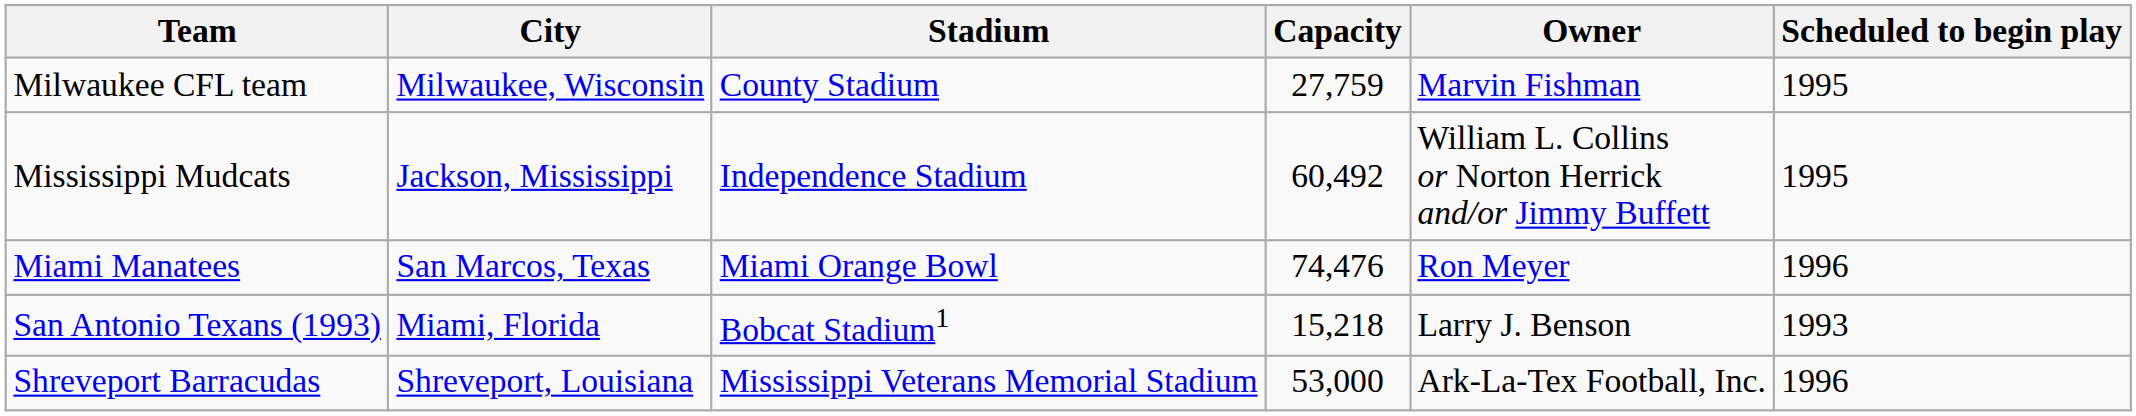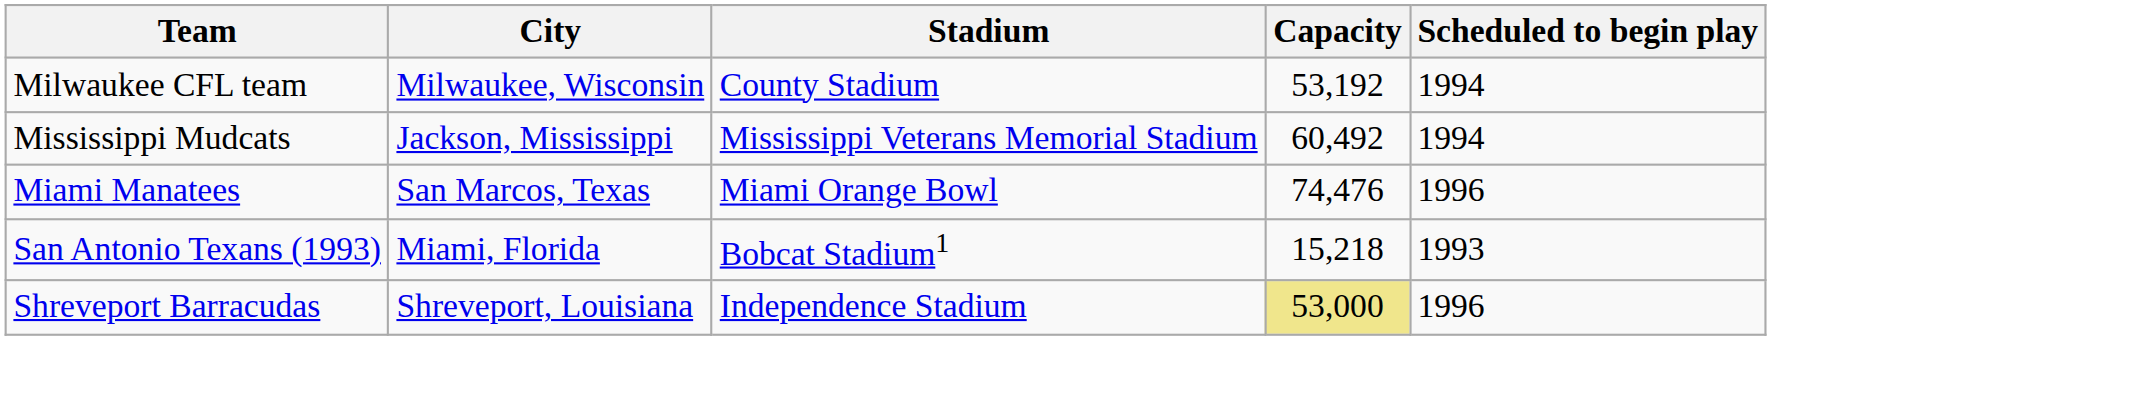- column: (1592, 31)
(1338, 84) 27,759 -> (1338, 84) 53,192
(1815, 84) 1995 -> (1451, 84) 1994
(873, 175) Independence Stadium -> (989, 137) Mississippi Veterans Memorial Stadium
(1815, 175) 1995 -> (1451, 137) 1994
(989, 382) Mississippi Veterans Memorial Stadium -> (873, 306) Independence Stadium
(1338, 382) no background -> (1338, 306) khaki background
